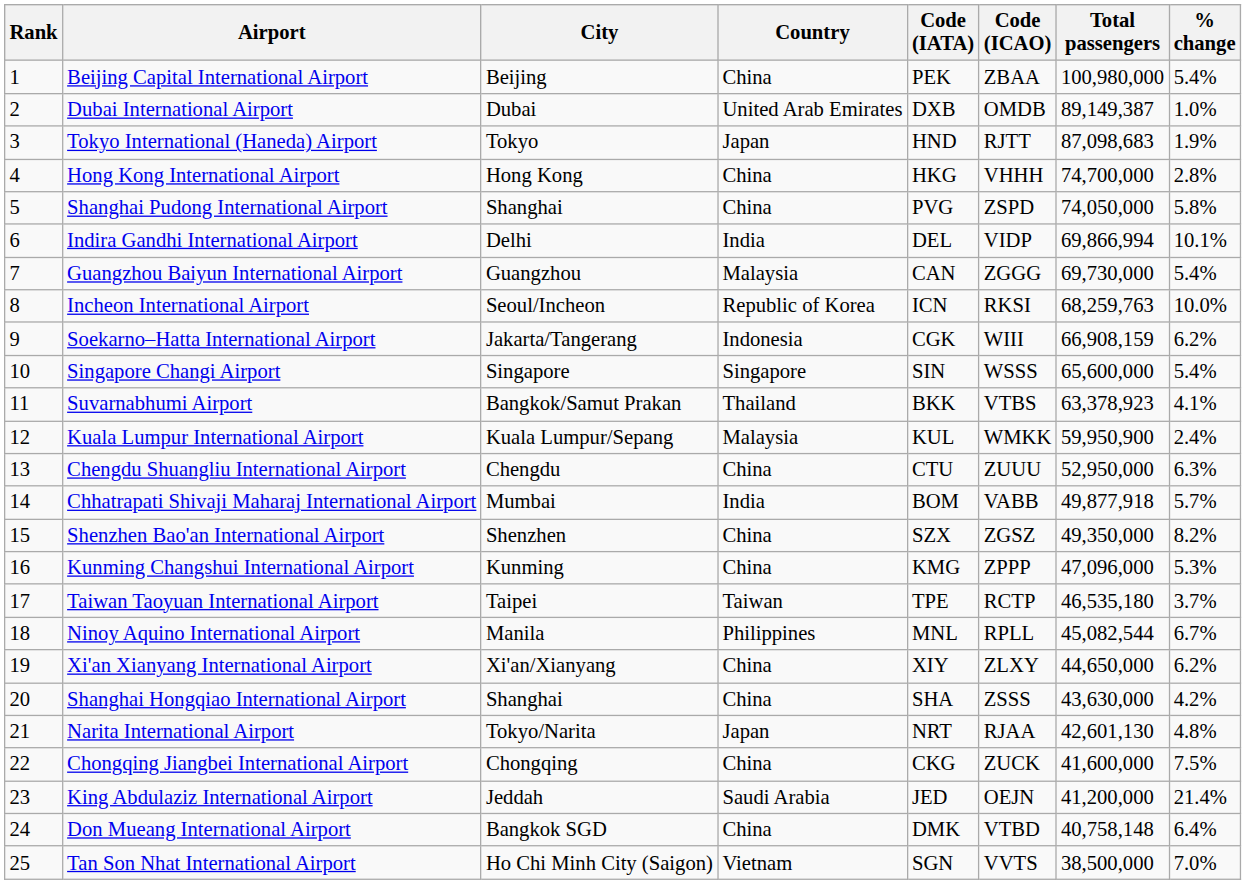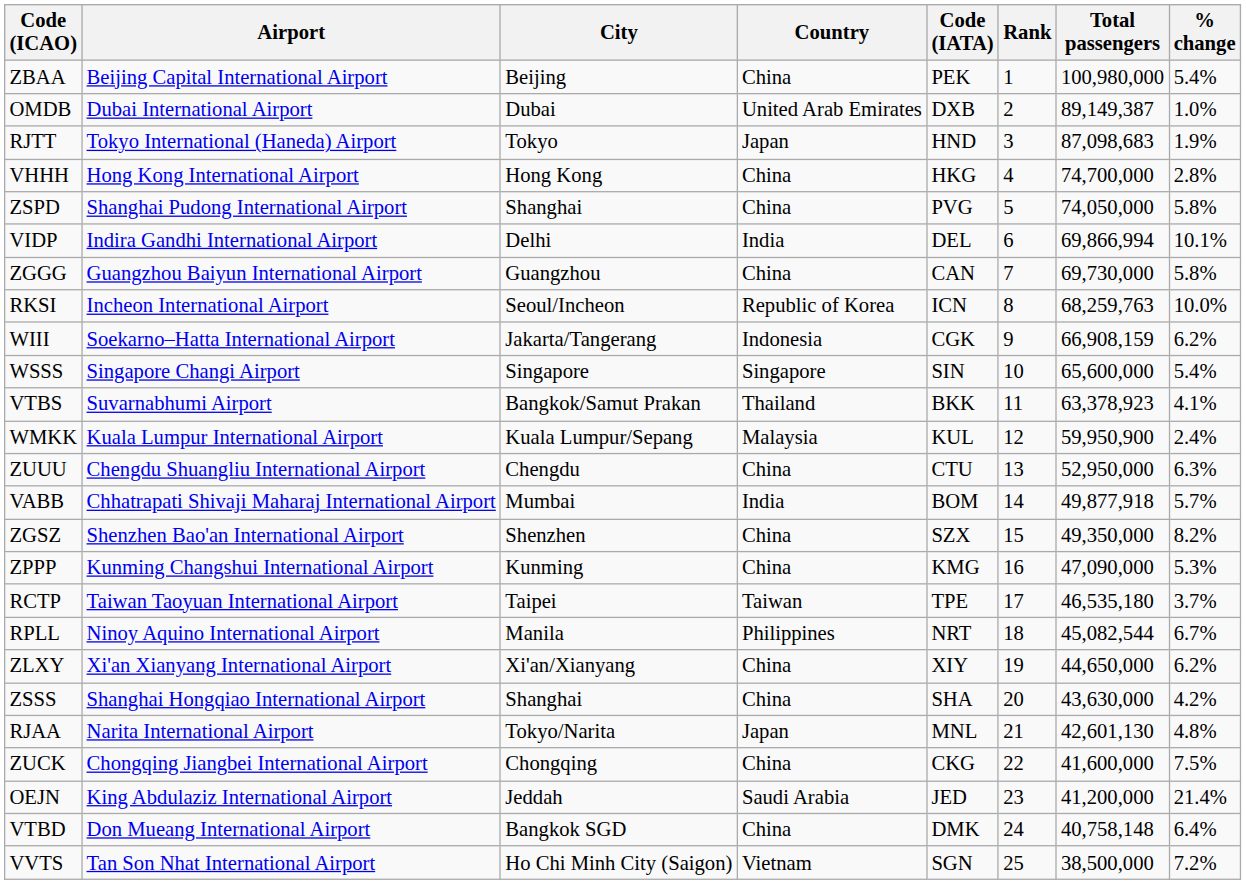columns swapped: (33, 32) <-> (1018, 32)
(760, 273) Malaysia -> (767, 273) China
(1195, 273) 5.4% -> (1195, 273) 5.8%
(1107, 567) 47,096,000 -> (1107, 567) 47,090,000
(935, 633) MNL -> (951, 633) NRT
(932, 731) NRT -> (954, 731) MNL
(1195, 862) 7.0% -> (1195, 862) 7.2%
